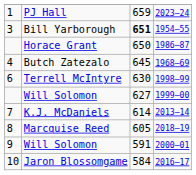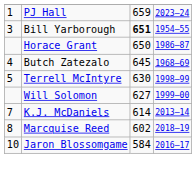(10, 79) 6 -> (10, 79) 5
(142, 128) 605 -> (142, 128) 602
- row: (60, 145)
